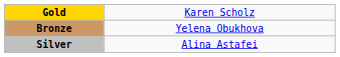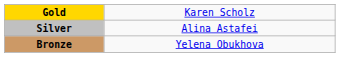rows swapped: (54, 44) <-> (54, 28)
